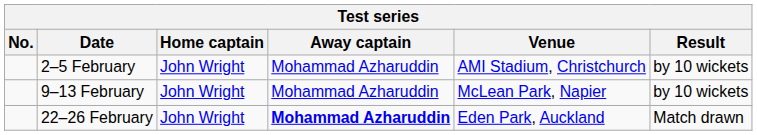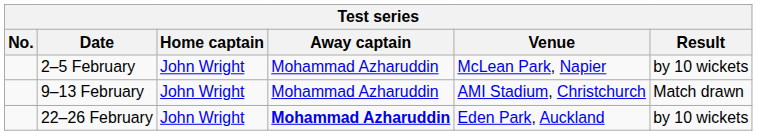(552, 67) AMI Stadium, Christchurch -> (532, 67) McLean Park, Napier
(532, 92) McLean Park, Napier -> (552, 92) AMI Stadium, Christchurch
(701, 92) by 10 wickets -> (699, 92) Match drawn
(699, 117) Match drawn -> (701, 117) by 10 wickets
